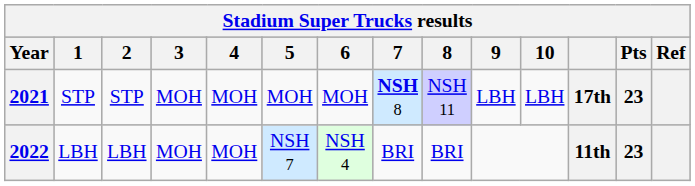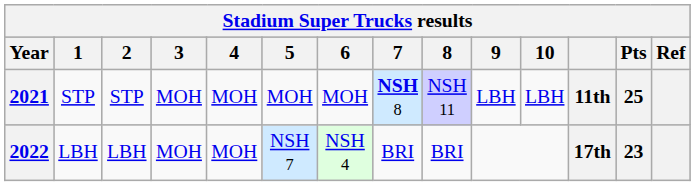(592, 97) 17th -> (592, 97) 11th
(634, 97) 23 -> (634, 97) 25
(592, 152) 11th -> (592, 152) 17th
